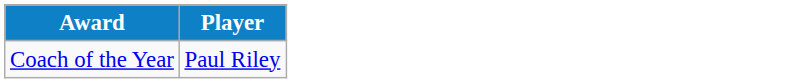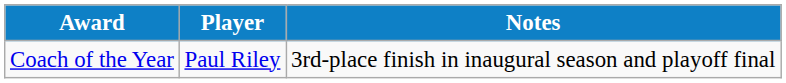+ column: (533, 22)
